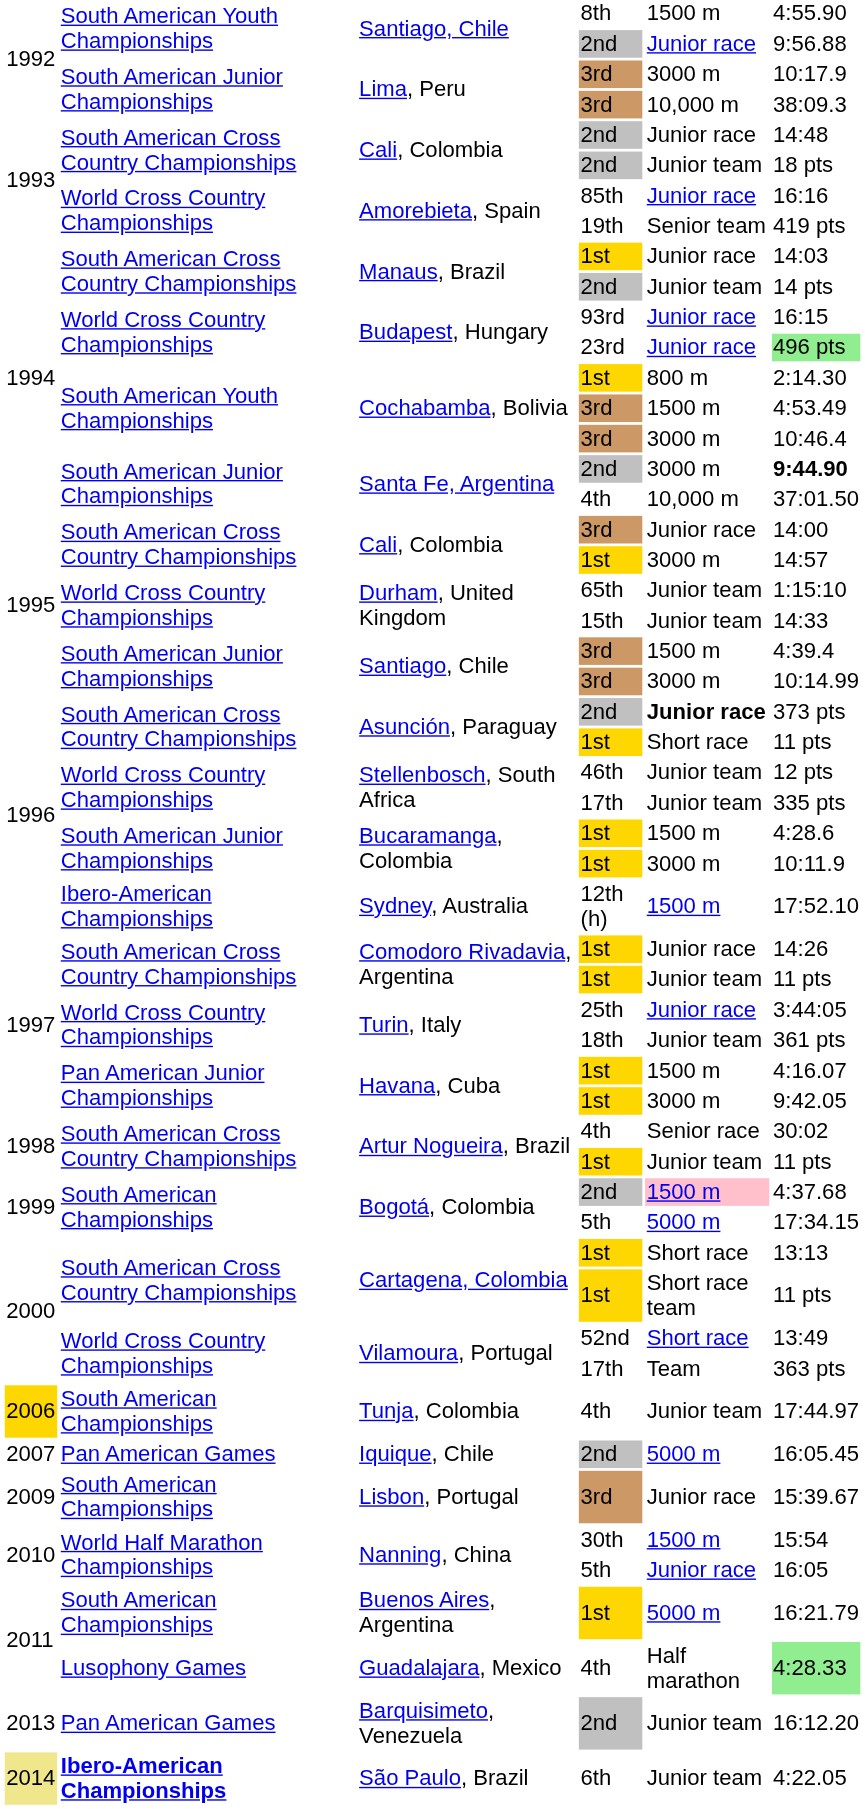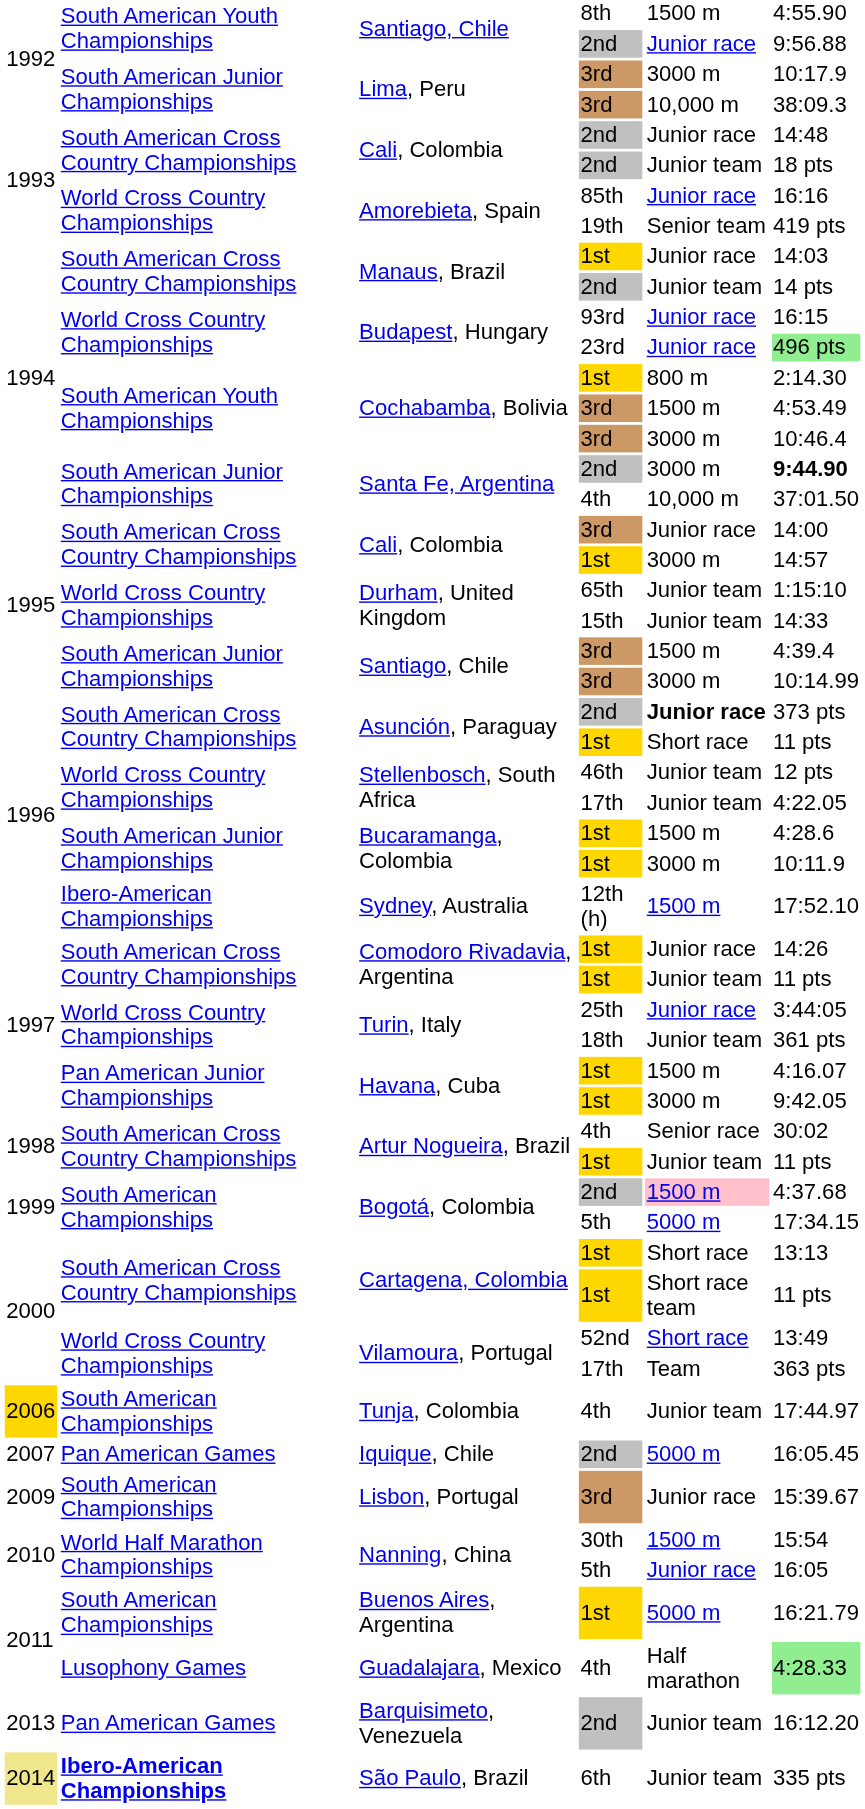(809, 802) 335 pts -> (810, 802) 4:22.05
(810, 1778) 4:22.05 -> (809, 1778) 335 pts
